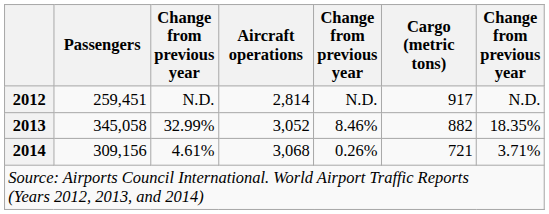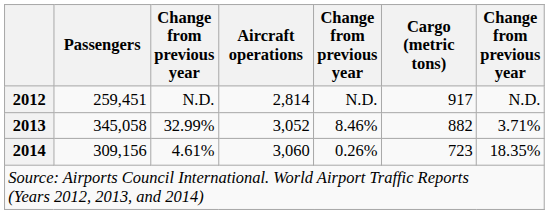(515, 125) 18.35% -> (519, 125) 3.71%
(291, 151) 3,068 -> (291, 151) 3,060
(460, 151) 721 -> (460, 151) 723
(519, 151) 3.71% -> (515, 151) 18.35%
